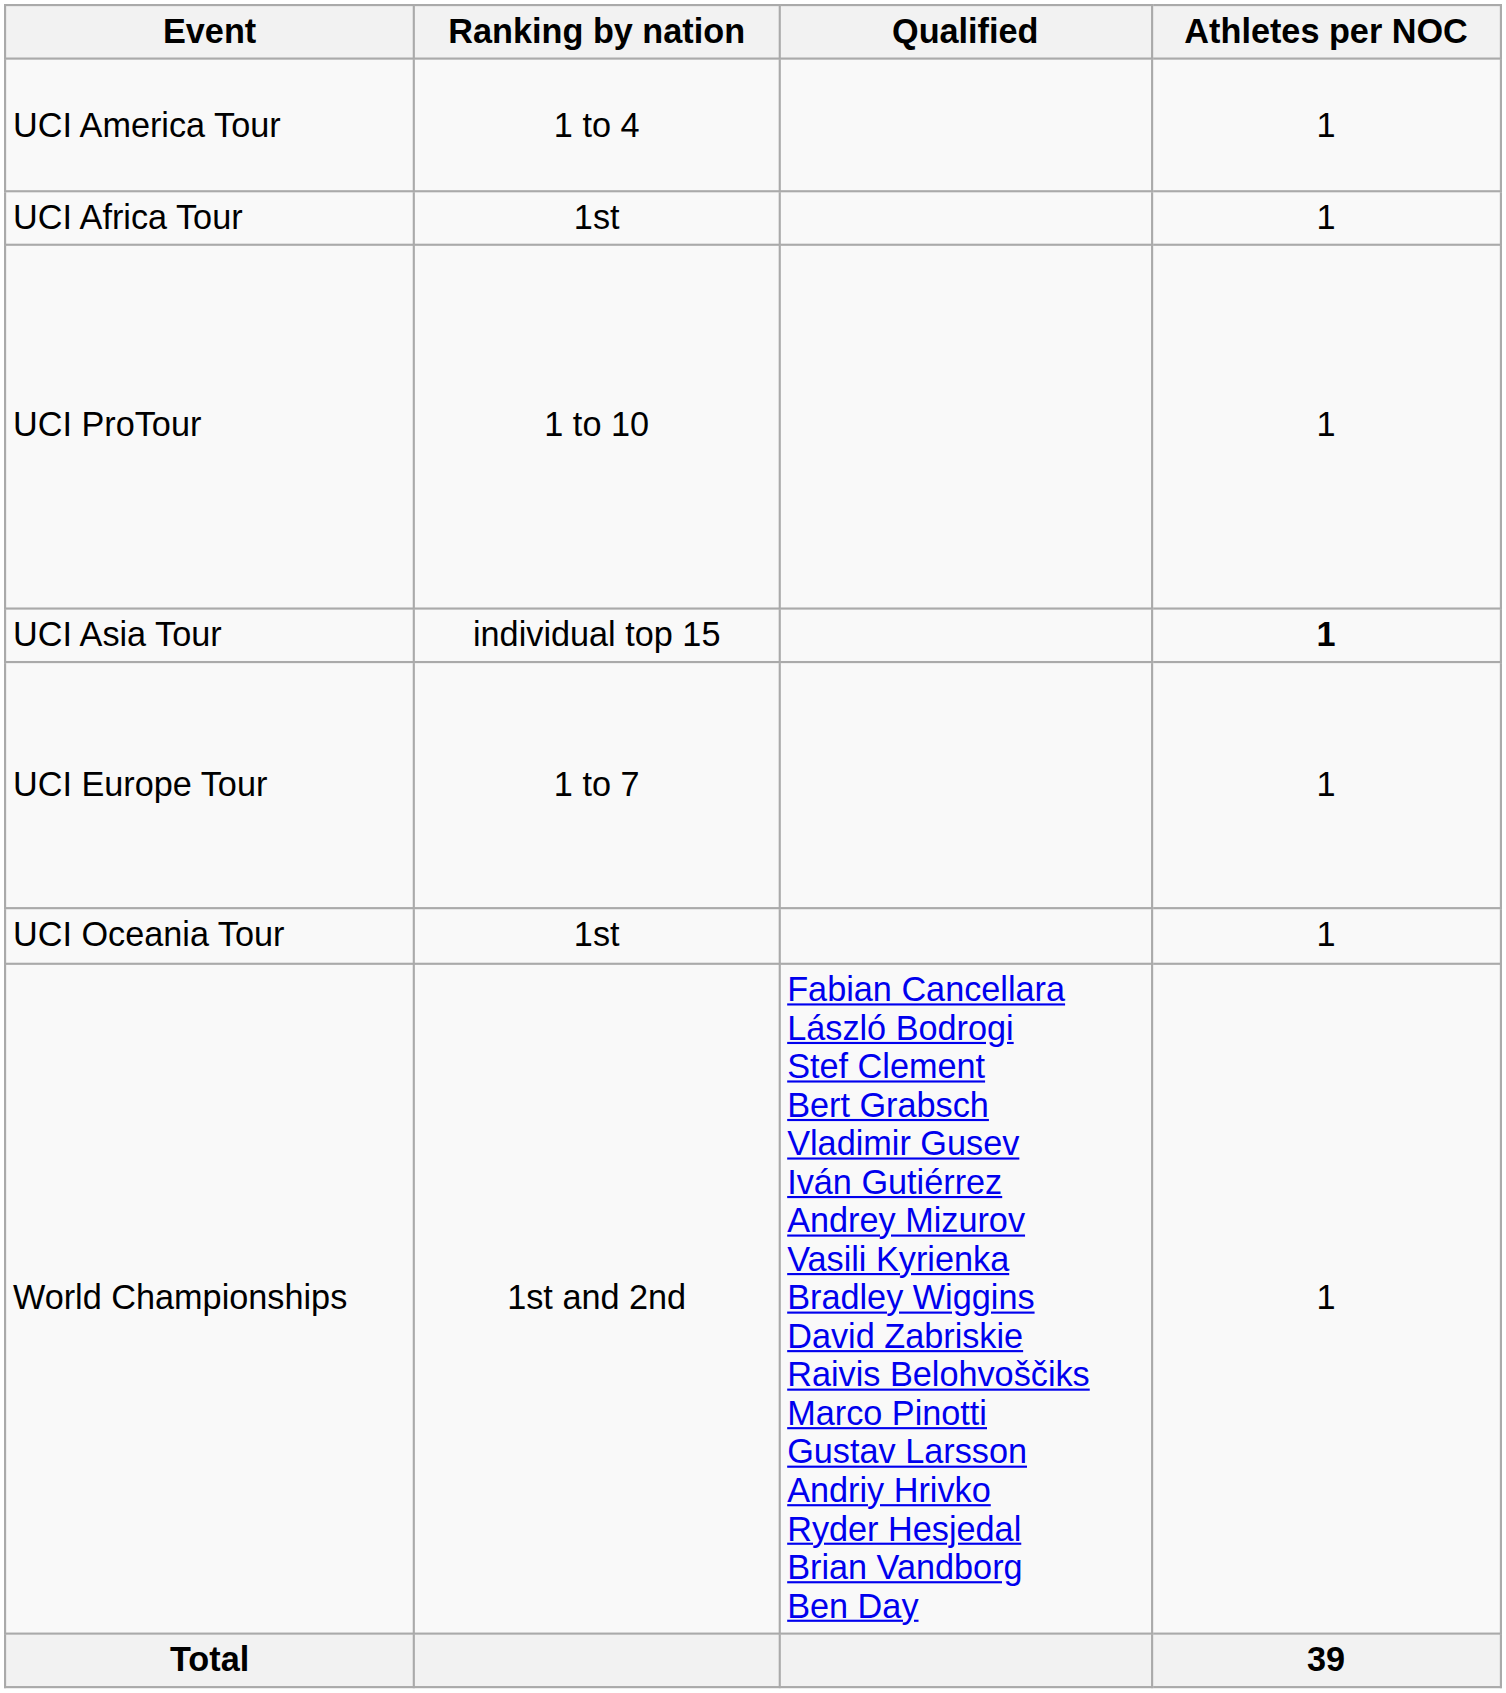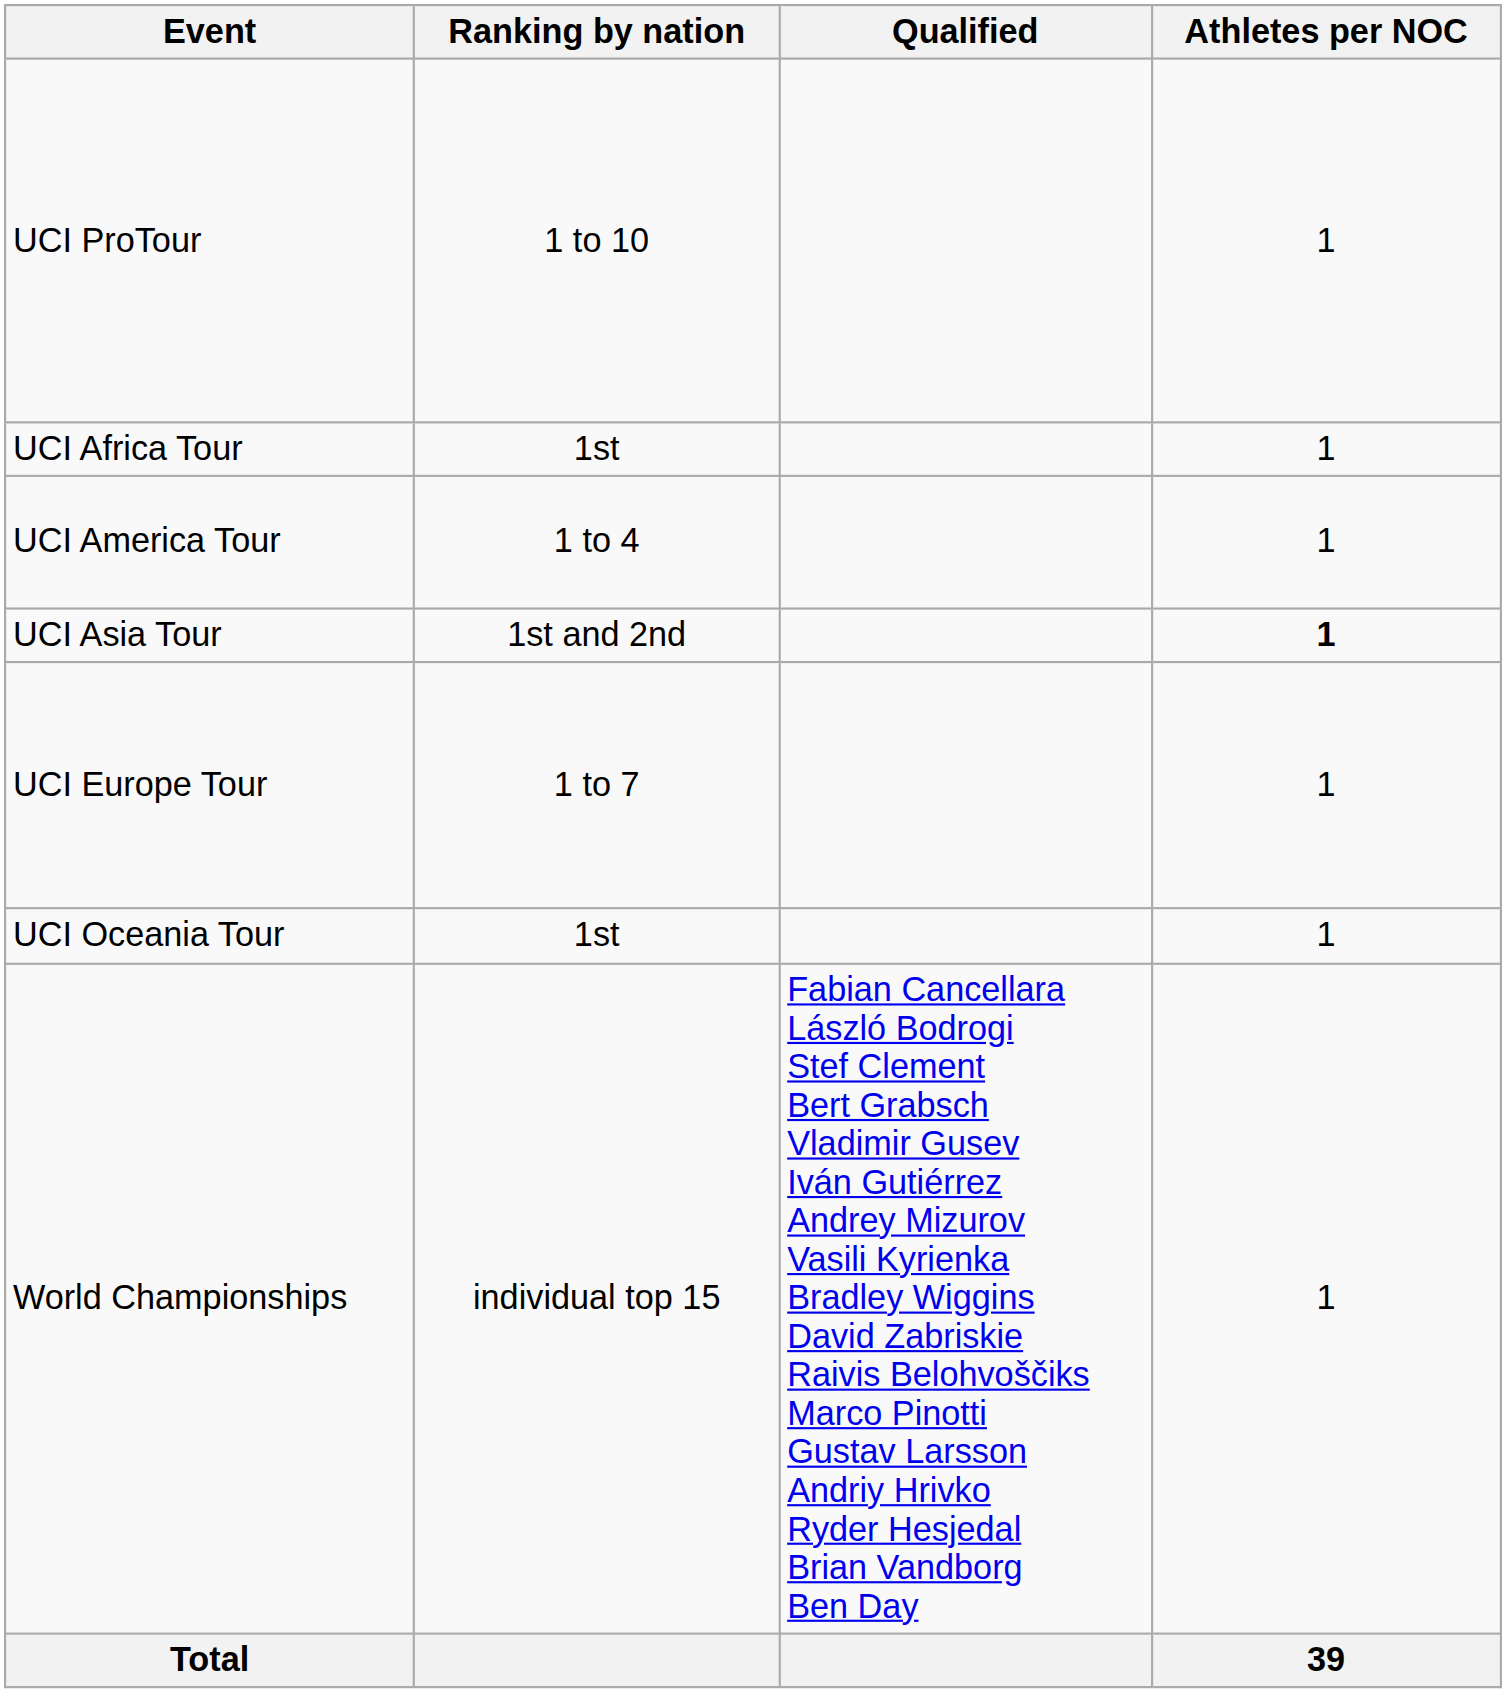rows swapped: (107, 425) <-> (147, 124)
(597, 634) individual top 15 -> (597, 634) 1st and 2nd
(597, 1297) 1st and 2nd -> (597, 1297) individual top 15
